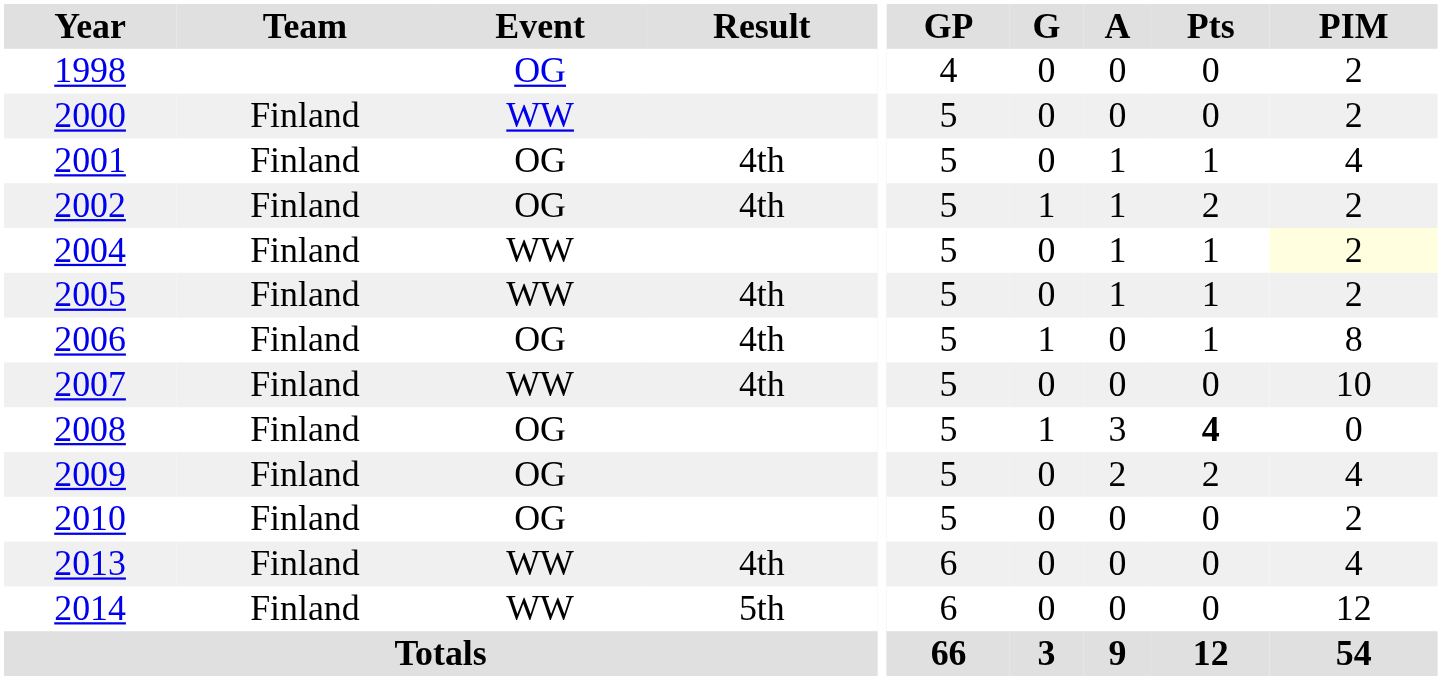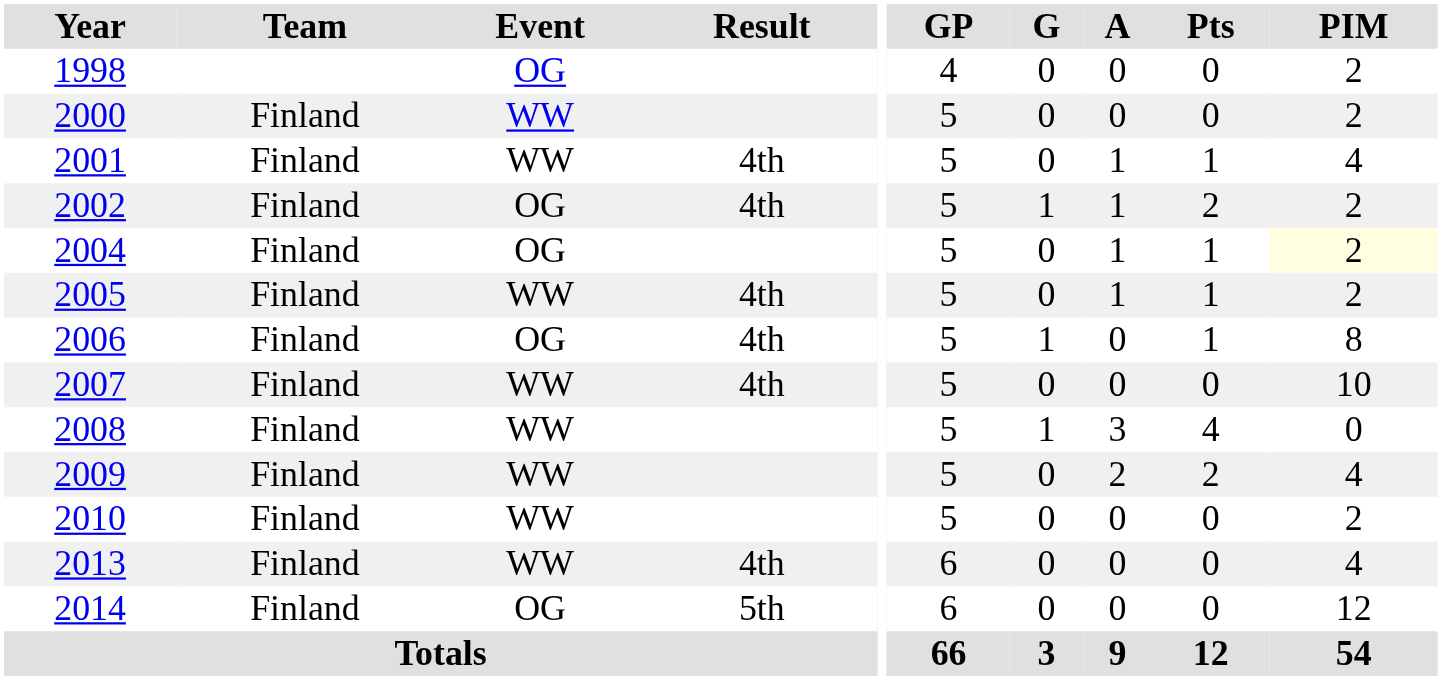(540, 160) OG -> (540, 160) WW
(540, 249) WW -> (540, 249) OG
(540, 428) OG -> (540, 428) WW
(1211, 428) bold -> (1211, 428) normal
(540, 473) OG -> (540, 473) WW
(540, 518) OG -> (540, 518) WW
(540, 608) WW -> (540, 608) OG
